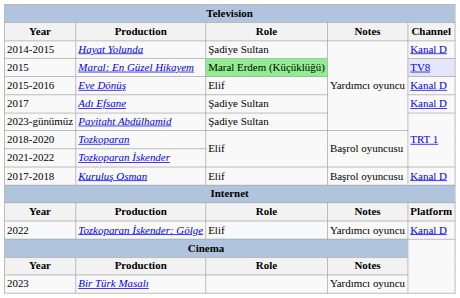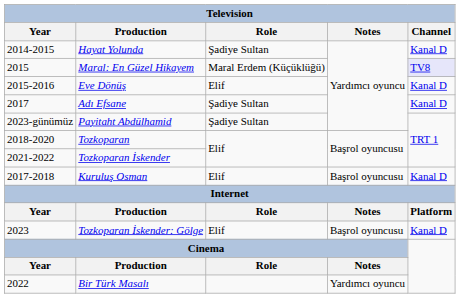(267, 68) lightgreen background -> (267, 68) no background
(18, 230) 2022 -> (18, 230) 2023
(368, 230) Yardımcı oyuncu -> (367, 230) Başrol oyuncusu
(18, 284) 2023 -> (18, 284) 2022
